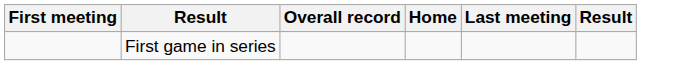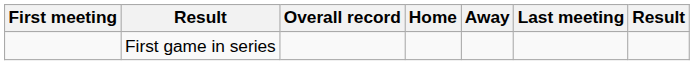+ column: (487, 18)
